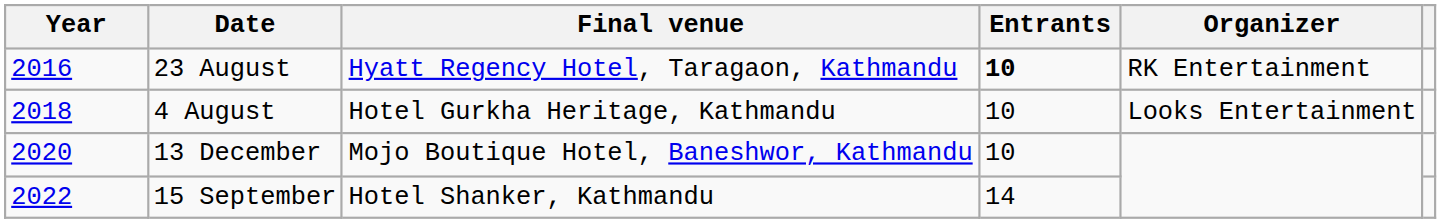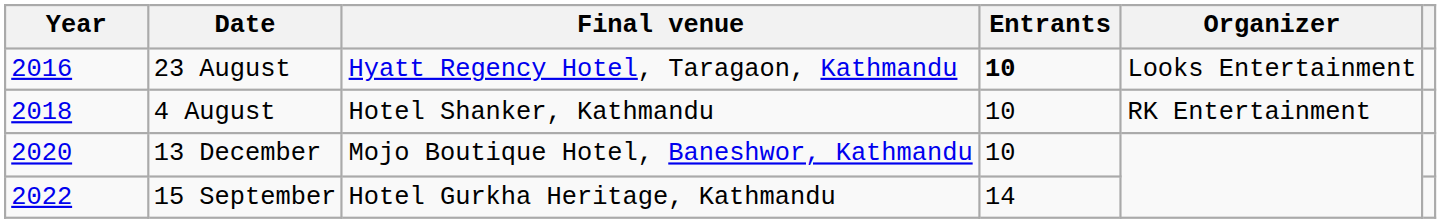(1249, 69) RK Entertainment -> (1272, 69) Looks Entertainment
(592, 111) Hotel Gurkha Heritage, Kathmandu -> (531, 111) Hotel Shanker, Kathmandu
(1272, 111) Looks Entertainment -> (1249, 111) RK Entertainment
(531, 197) Hotel Shanker, Kathmandu -> (592, 197) Hotel Gurkha Heritage, Kathmandu
